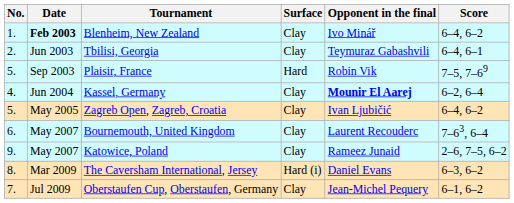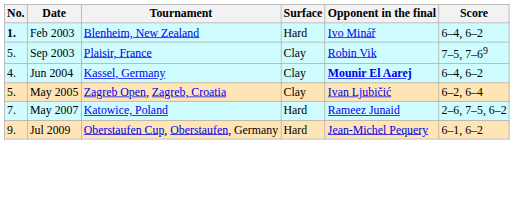(12, 32) normal -> (12, 32) bold
(53, 32) bold -> (52, 32) normal
(295, 32) Clay -> (295, 32) Hard
- row: (121, 51)
(295, 71) Hard -> (295, 53) Clay
(462, 92) 6–2, 6–4 -> (462, 73) 6–4, 6–2
(462, 110) 6–4, 6–2 -> (462, 92) 6–2, 6–4
- row: (159, 131)
(12, 151) 9. -> (12, 110) 7.
(295, 151) Clay -> (295, 110) Hard
- row: (171, 170)
(12, 189) 7. -> (12, 129) 9.
(295, 189) Clay -> (295, 129) Hard
